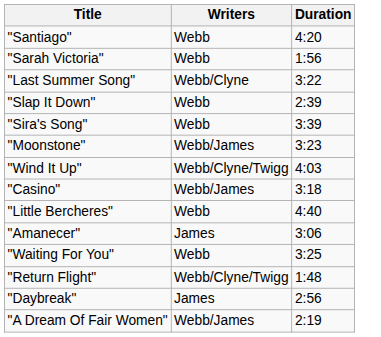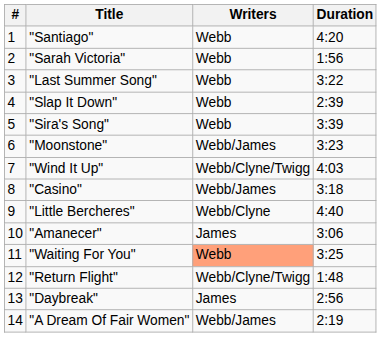+ column: (15, 15)
(211, 80) Webb/Clyne -> (214, 80) Webb
(192, 211) Webb -> (233, 211) Webb/Clyne
(192, 255) no background -> (214, 255) lightsalmon background
